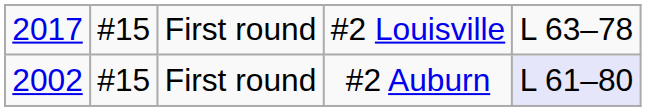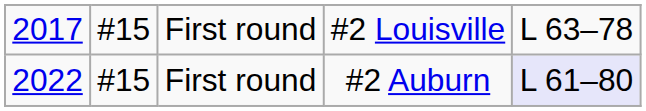(48, 79) 2002 -> (48, 79) 2022
